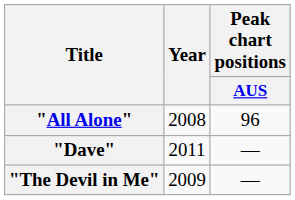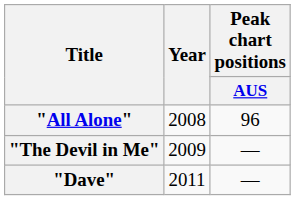rows swapped: (84, 179) <-> (84, 149)
